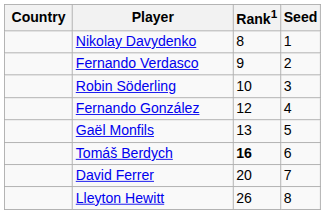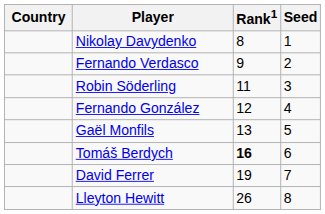(244, 86) 10 -> (244, 86) 11
(244, 175) 20 -> (244, 175) 19
